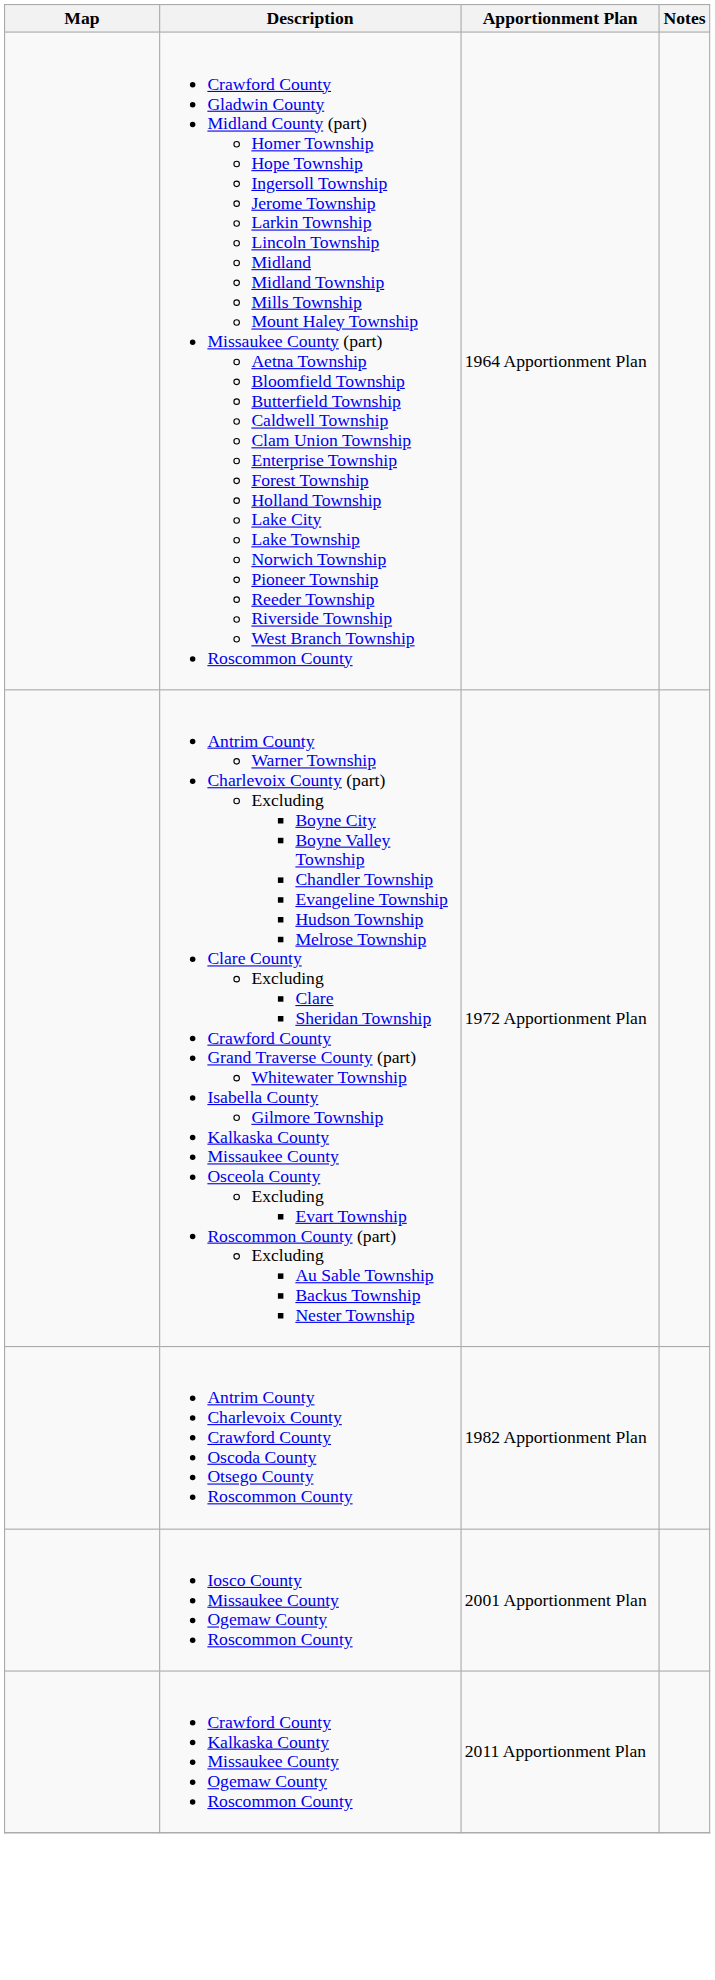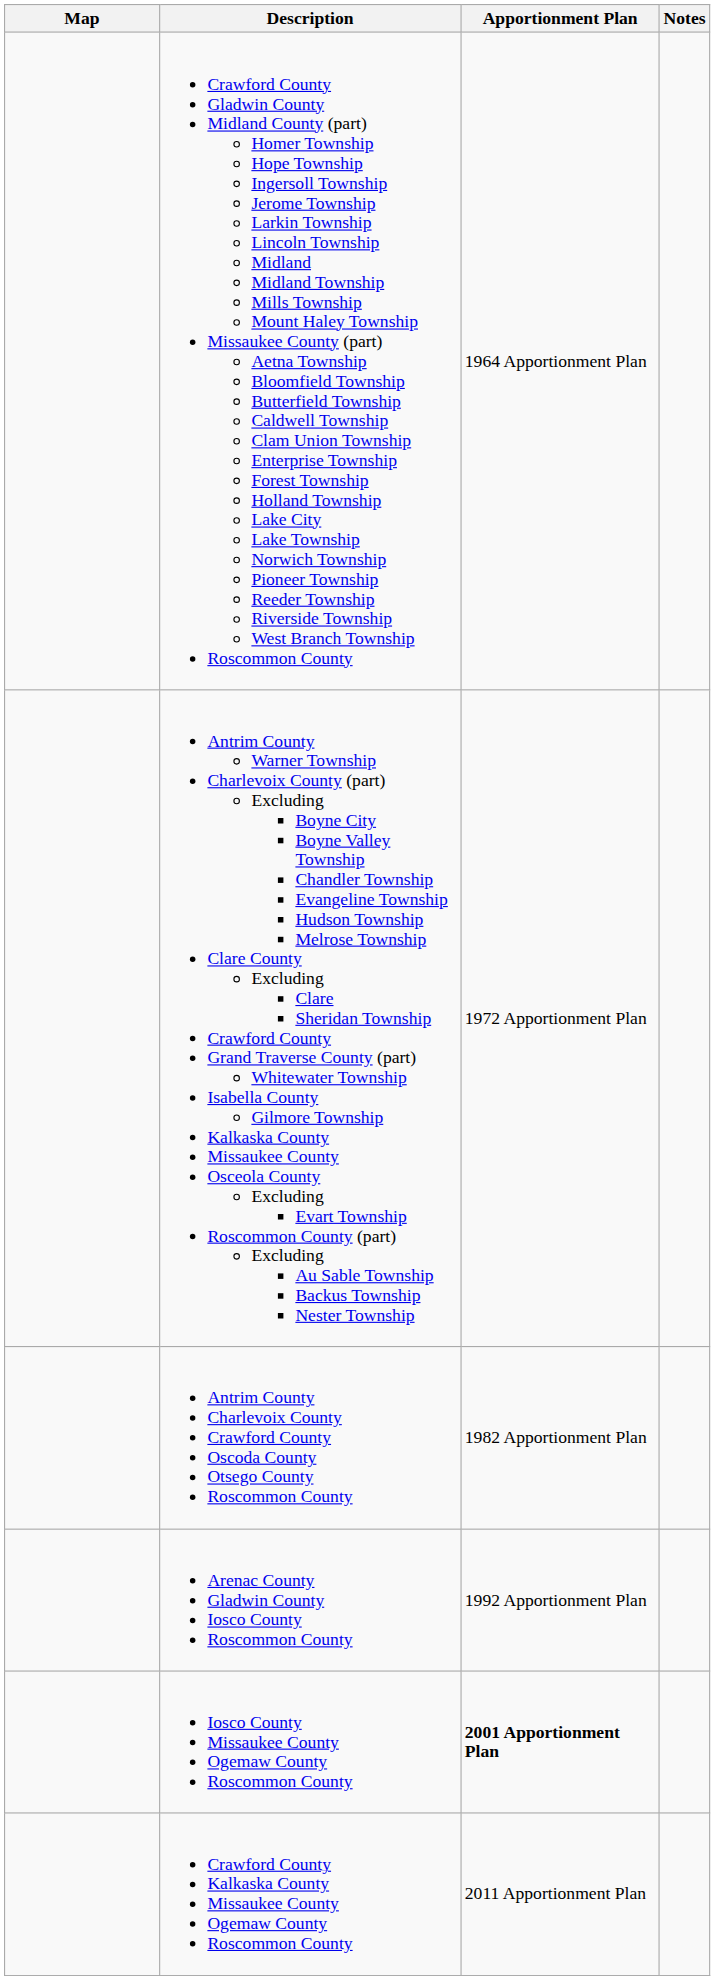+ row: (310, 1610)
(556, 1599) normal -> (542, 1742) bold
